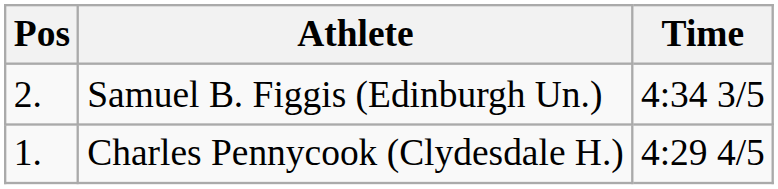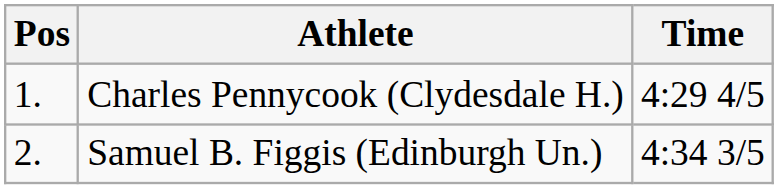rows swapped: (355, 152) <-> (345, 93)
